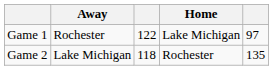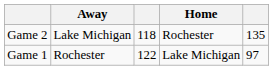rows swapped: (27, 34) <-> (27, 55)
